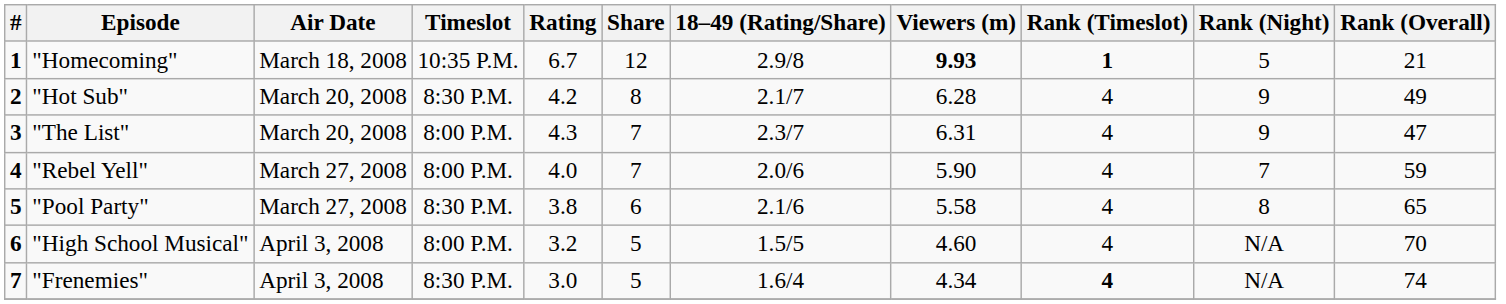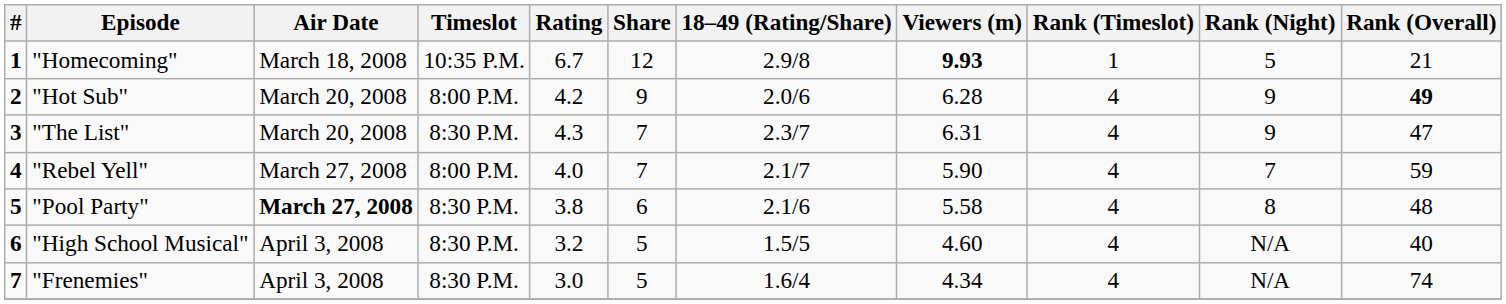(1107, 59) bold -> (1113, 59) normal
(468, 96) 8:30 P.M. -> (474, 96) 8:00 P.M.
(636, 96) 8 -> (642, 96) 9
(781, 96) 2.1/7 -> (787, 96) 2.0/6
(1415, 96) normal -> (1421, 96) bold
(468, 133) 8:00 P.M. -> (474, 133) 8:30 P.M.
(781, 170) 2.0/6 -> (787, 170) 2.1/7
(333, 206) normal -> (336, 206) bold
(1415, 206) 65 -> (1421, 206) 48
(468, 243) 8:00 P.M. -> (474, 243) 8:30 P.M.
(1415, 243) 70 -> (1421, 243) 40
(1107, 280) bold -> (1113, 280) normal
